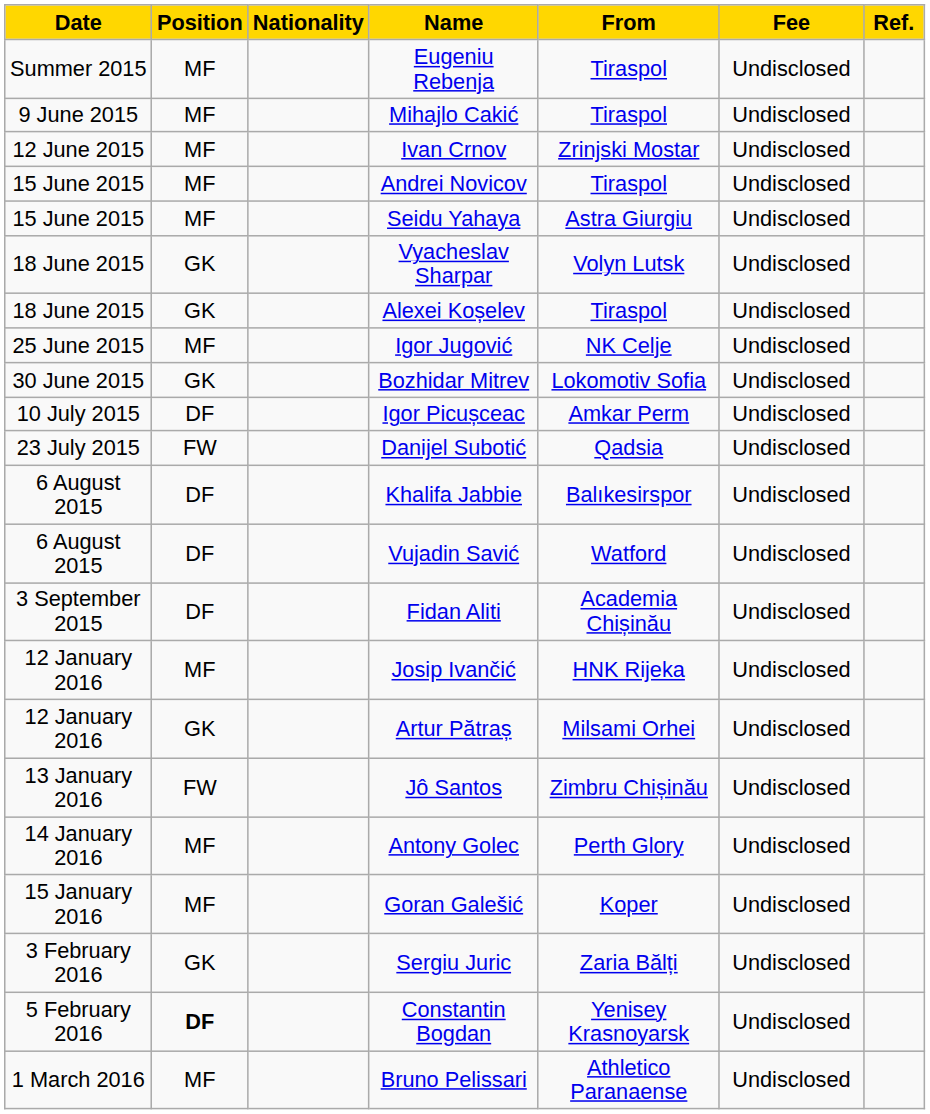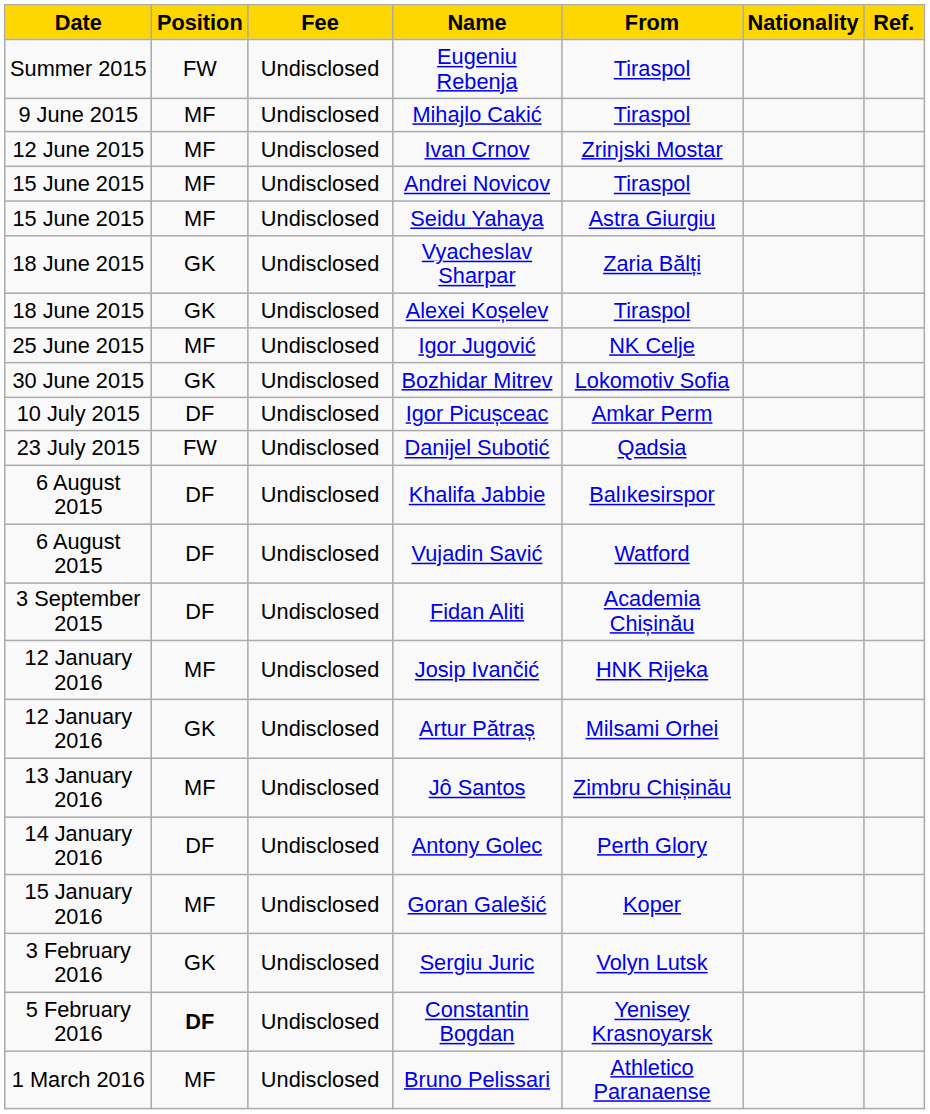columns swapped: (308, 22) <-> (791, 22)
(200, 69) MF -> (200, 69) FW
(629, 265) Volyn Lutsk -> (652, 265) Zaria Bălți
(200, 788) FW -> (200, 788) MF
(200, 846) MF -> (200, 846) DF
(629, 963) Zaria Bălți -> (652, 963) Volyn Lutsk
